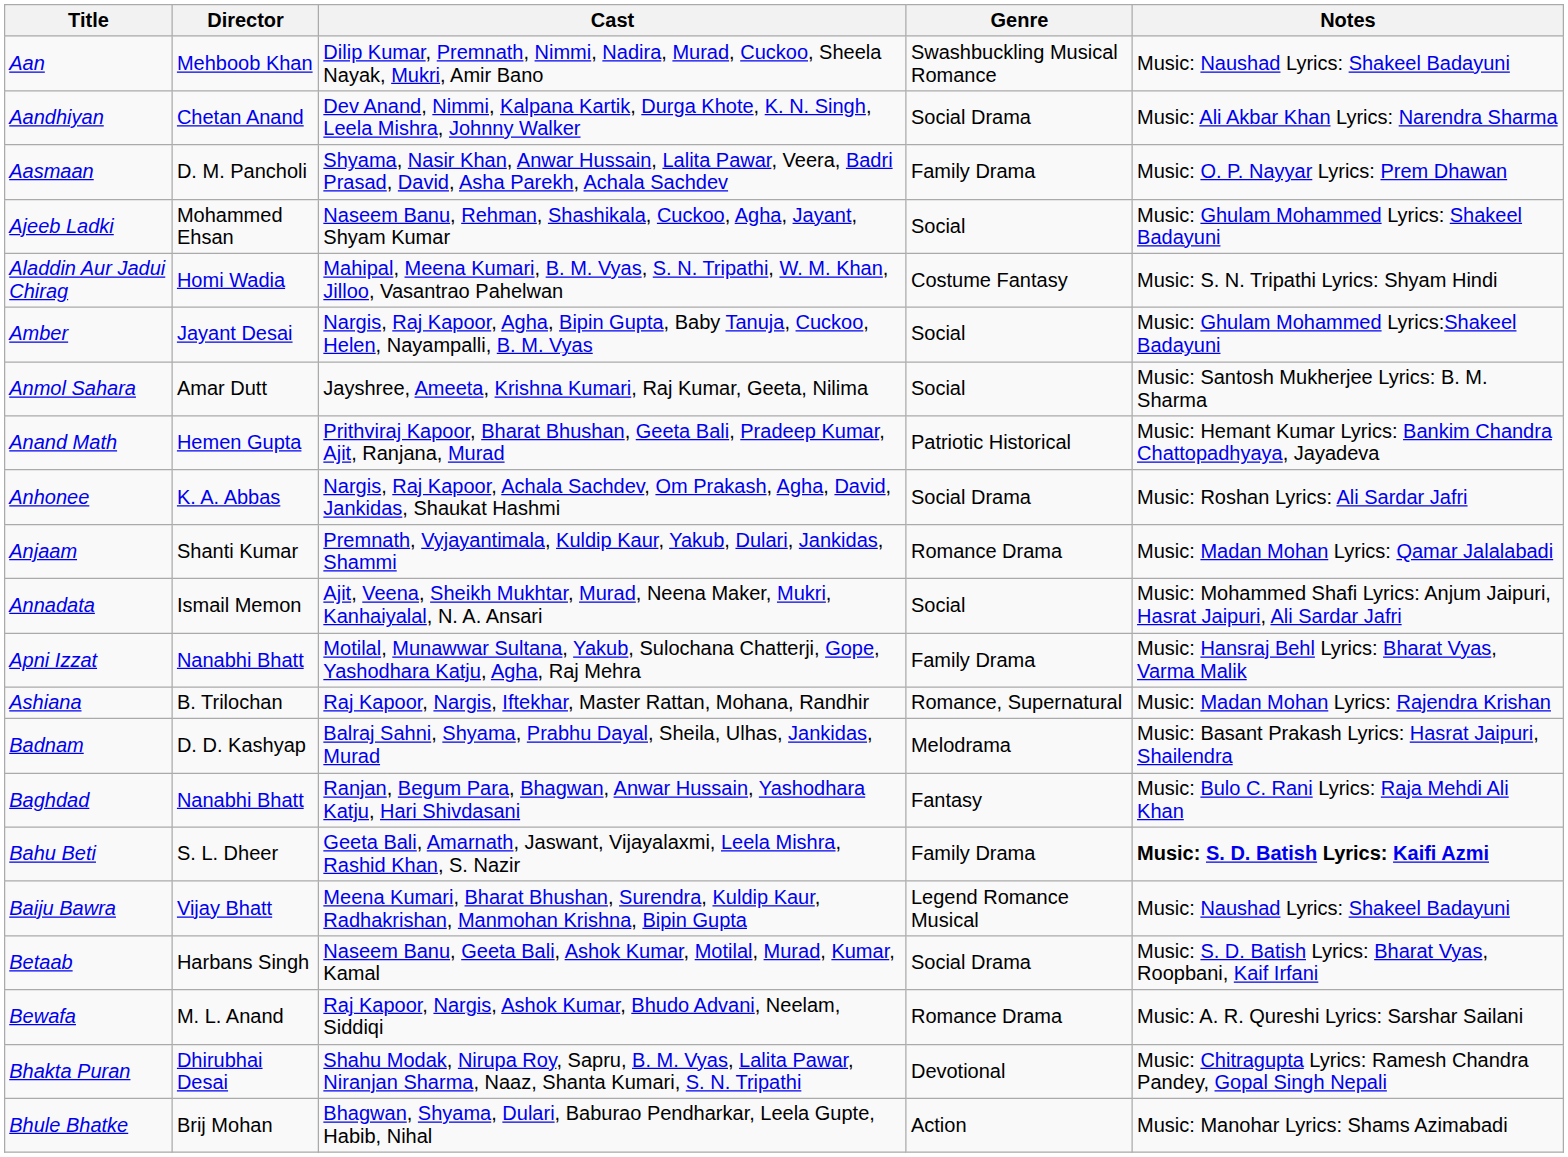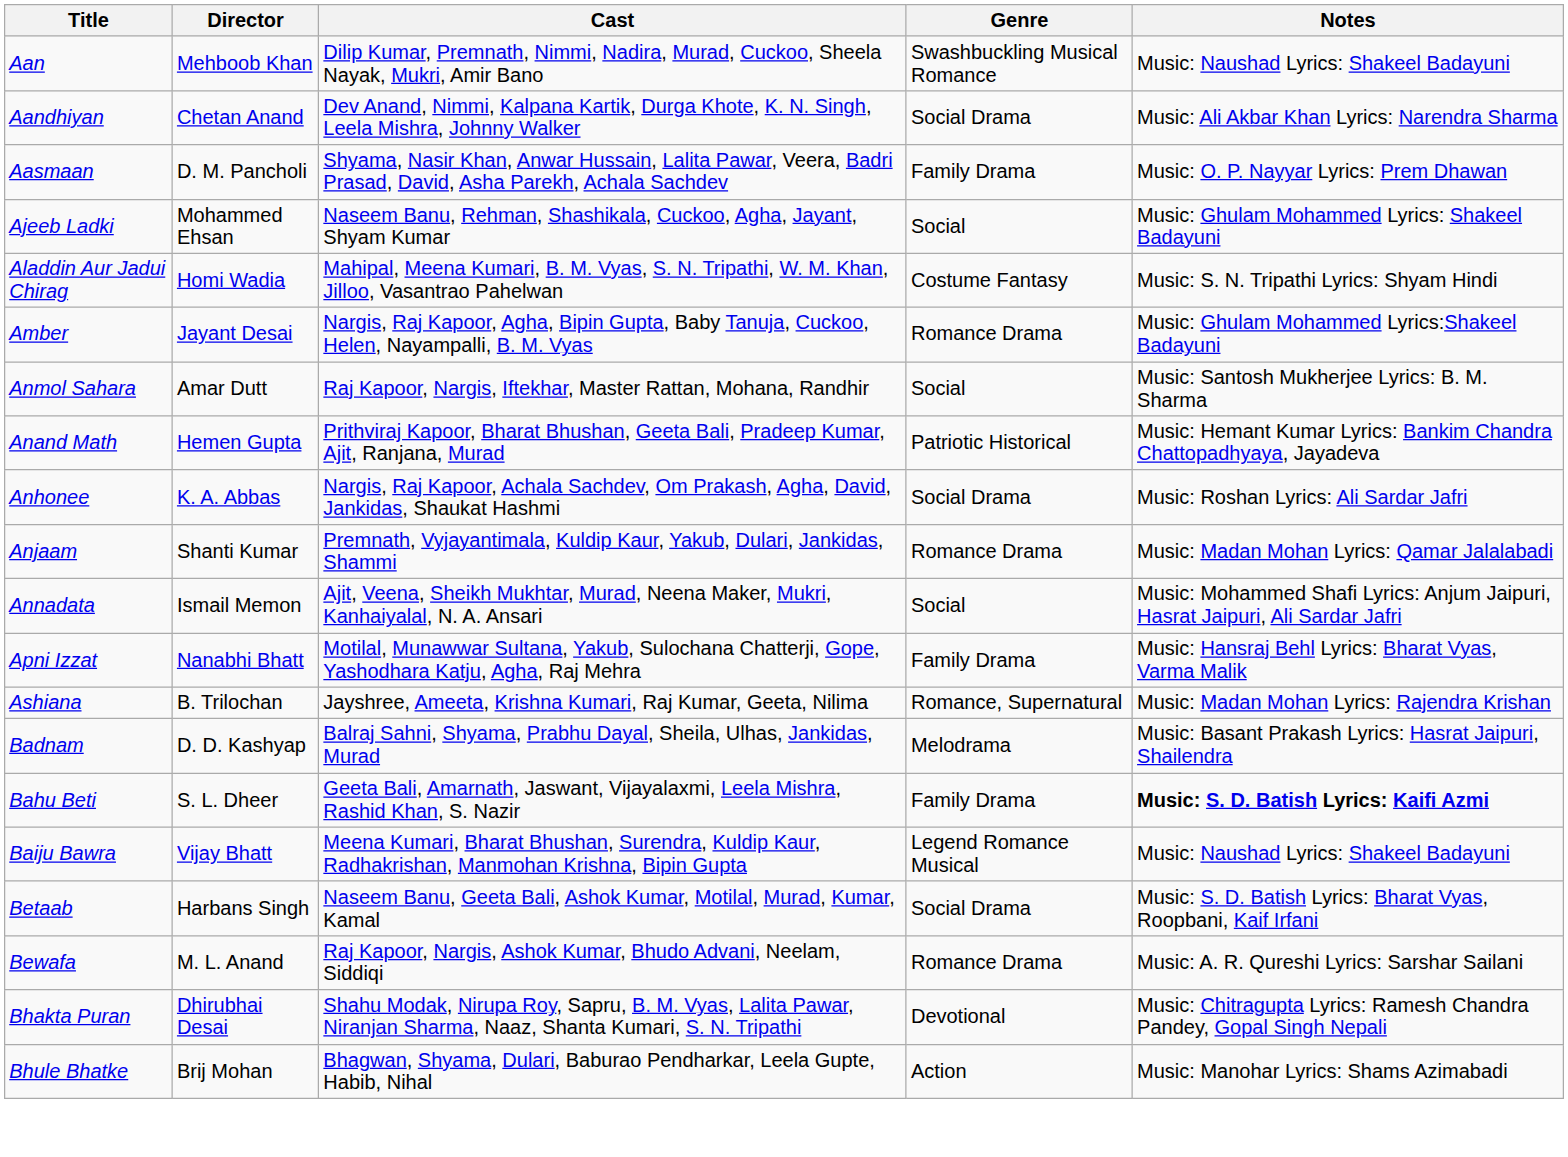(938, 334) Social -> (987, 334) Romance Drama
(596, 388) Jayshree, Ameeta, Krishna Kumari, Raj Kumar, Geeta, Nilima -> (596, 388) Raj Kapoor, Nargis, Iftekhar, Master Rattan, Mohana, Randhir
(596, 702) Raj Kapoor, Nargis, Iftekhar, Master Rattan, Mohana, Randhir -> (596, 702) Jayshree, Ameeta, Krishna Kumari, Raj Kumar, Geeta, Nilima
- row: (49, 799)
